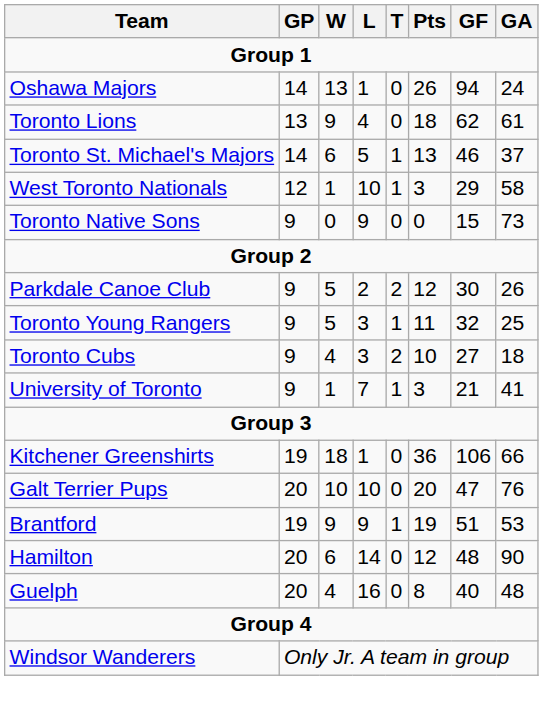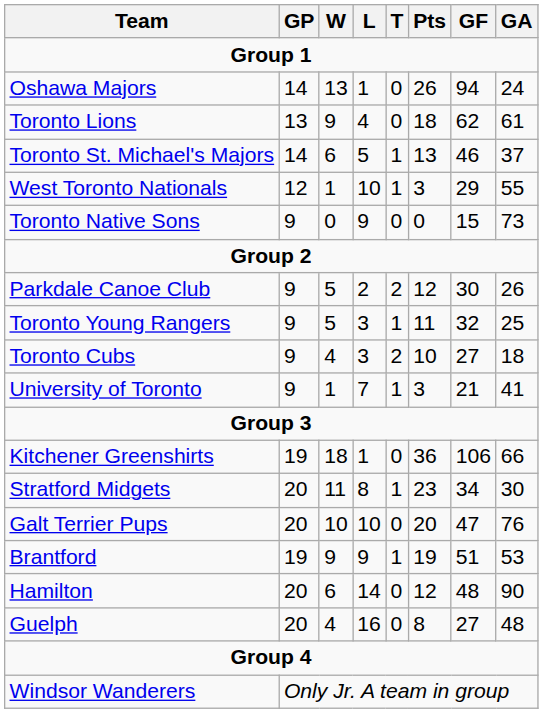(513, 188) 58 -> (513, 188) 55
+ row: (90, 490)
(468, 590) 40 -> (468, 624) 27
